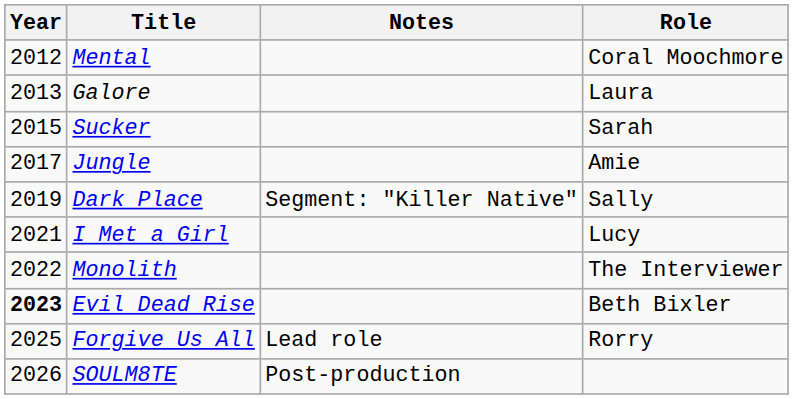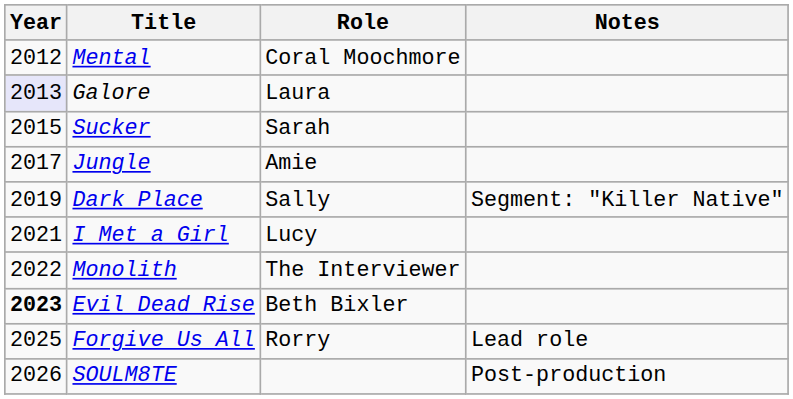columns swapped: (686, 23) <-> (422, 23)
(36, 93) no background -> (36, 93) lavender background
